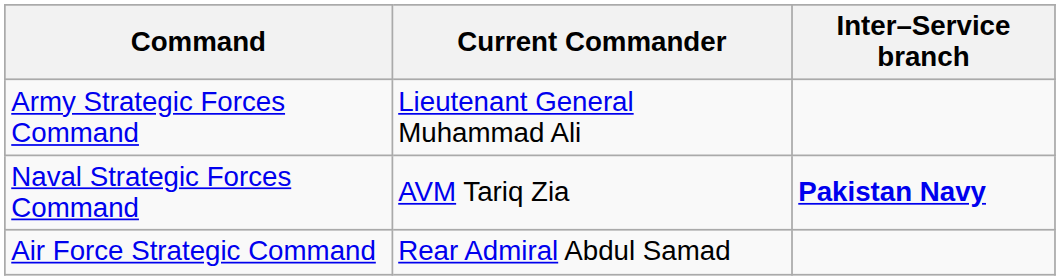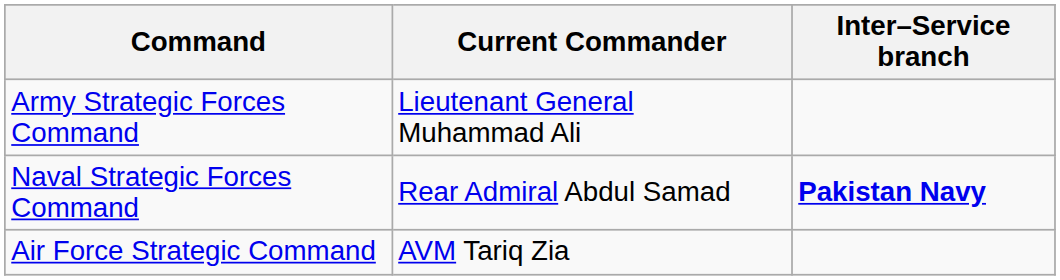(484, 192) AVM Tariq Zia -> (564, 192) Rear Admiral Abdul Samad
(564, 251) Rear Admiral Abdul Samad -> (484, 251) AVM Tariq Zia
